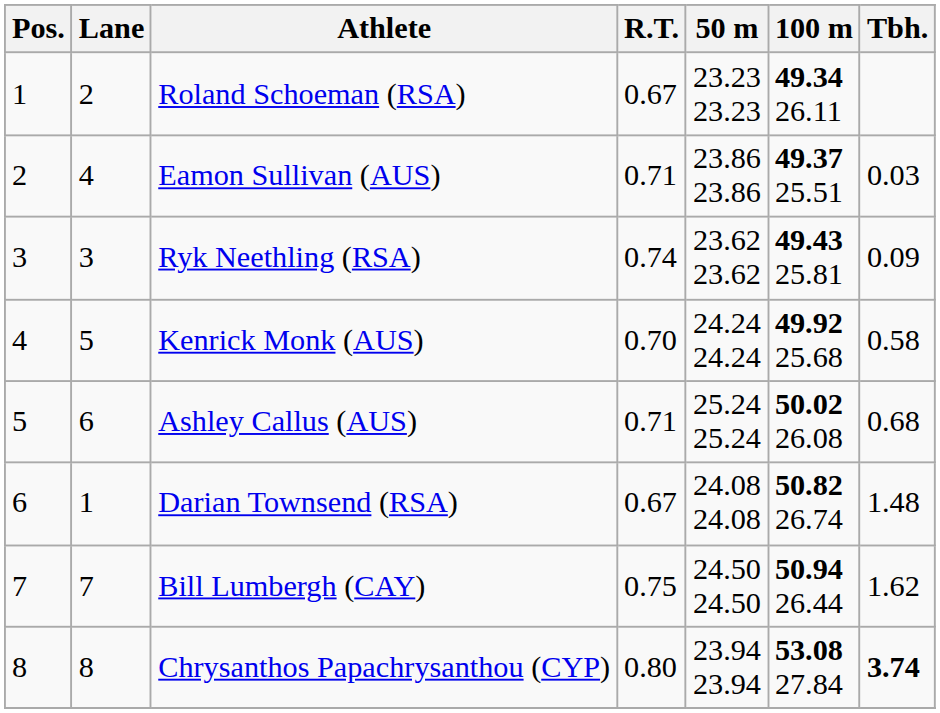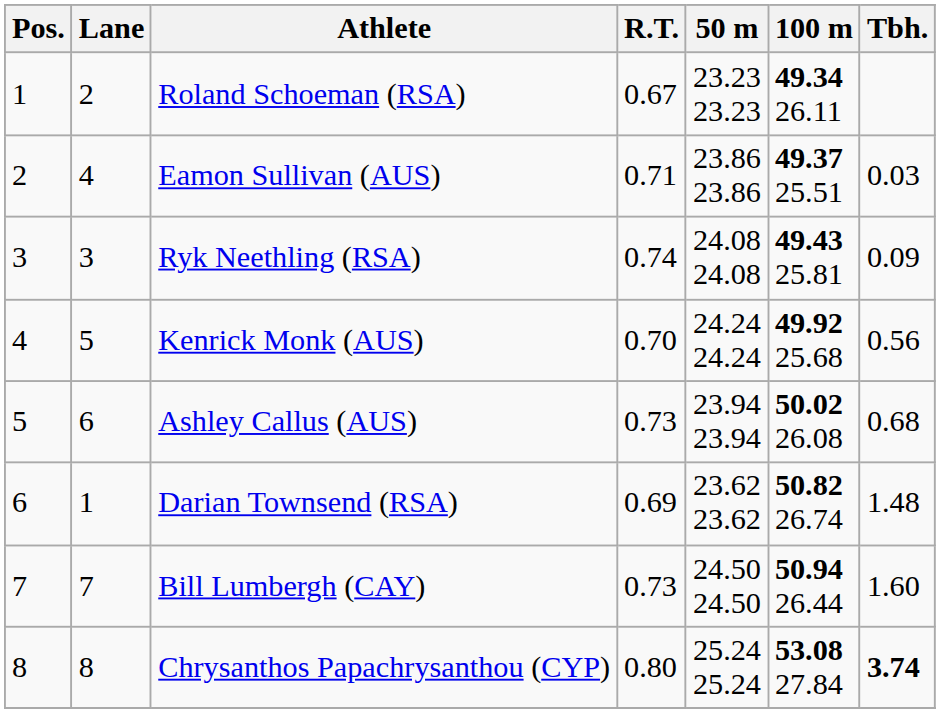(727, 257) 23.62 23.62 -> (727, 257) 24.08 24.08
(893, 339) 0.58 -> (893, 339) 0.56
(651, 421) 0.71 -> (651, 421) 0.73
(727, 421) 25.24 25.24 -> (727, 421) 23.94 23.94
(651, 503) 0.67 -> (651, 503) 0.69
(727, 503) 24.08 24.08 -> (727, 503) 23.62 23.62
(651, 585) 0.75 -> (651, 585) 0.73
(893, 585) 1.62 -> (893, 585) 1.60
(727, 667) 23.94 23.94 -> (727, 667) 25.24 25.24
